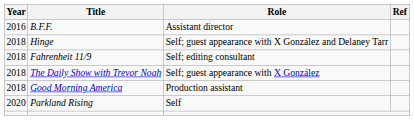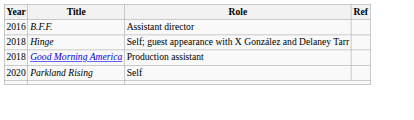- row: (61, 57)
- row: (96, 73)
